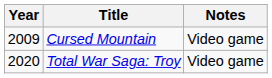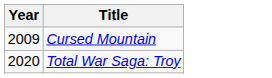- column: (226, 15)
